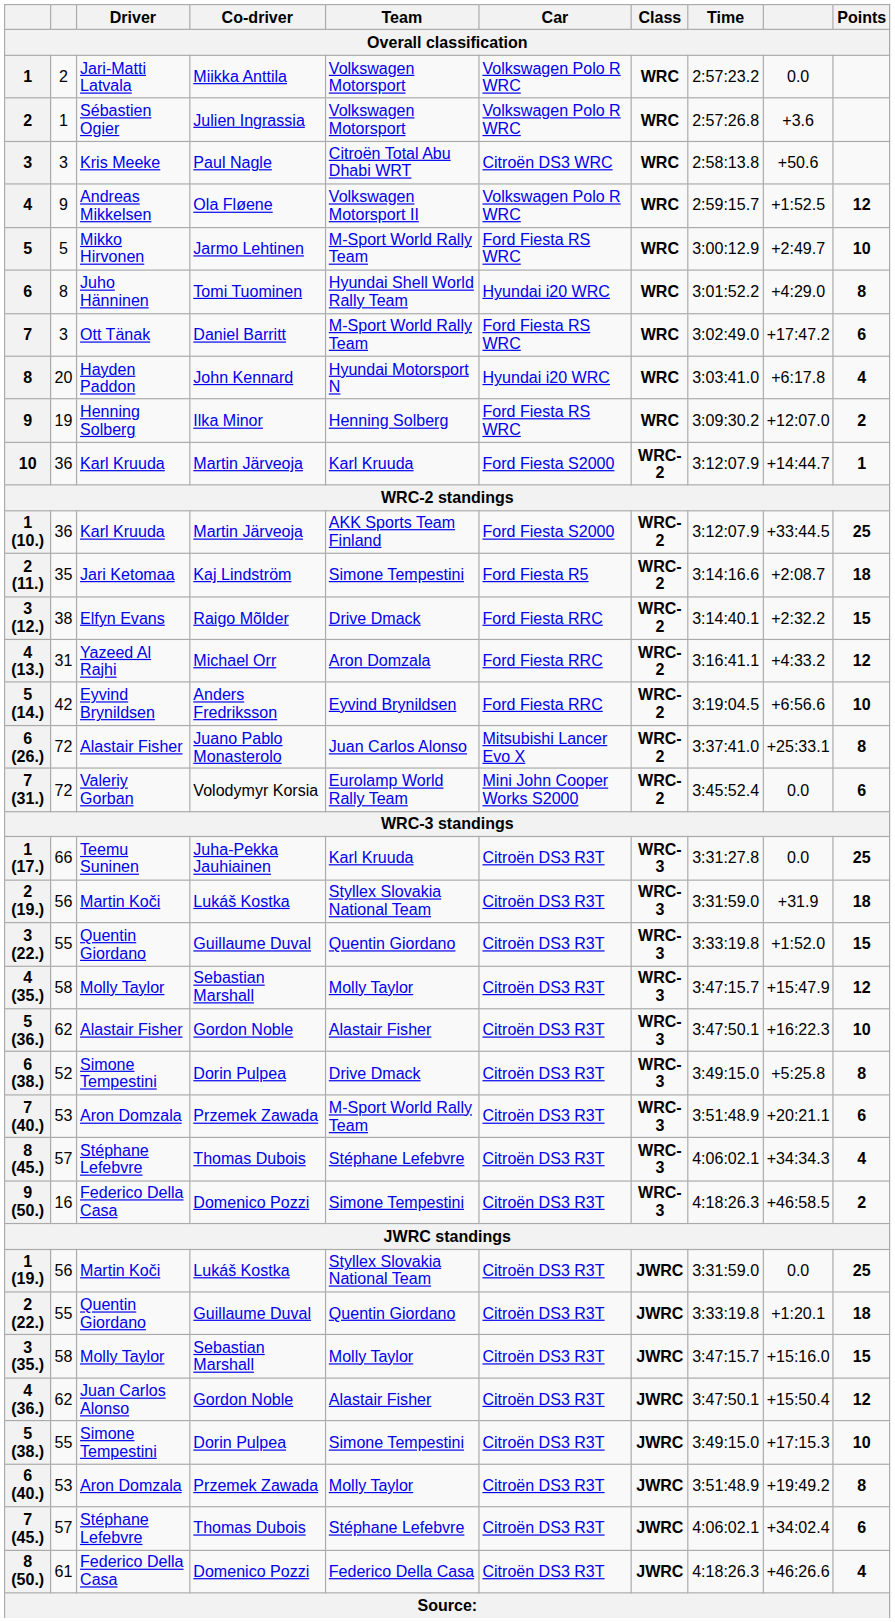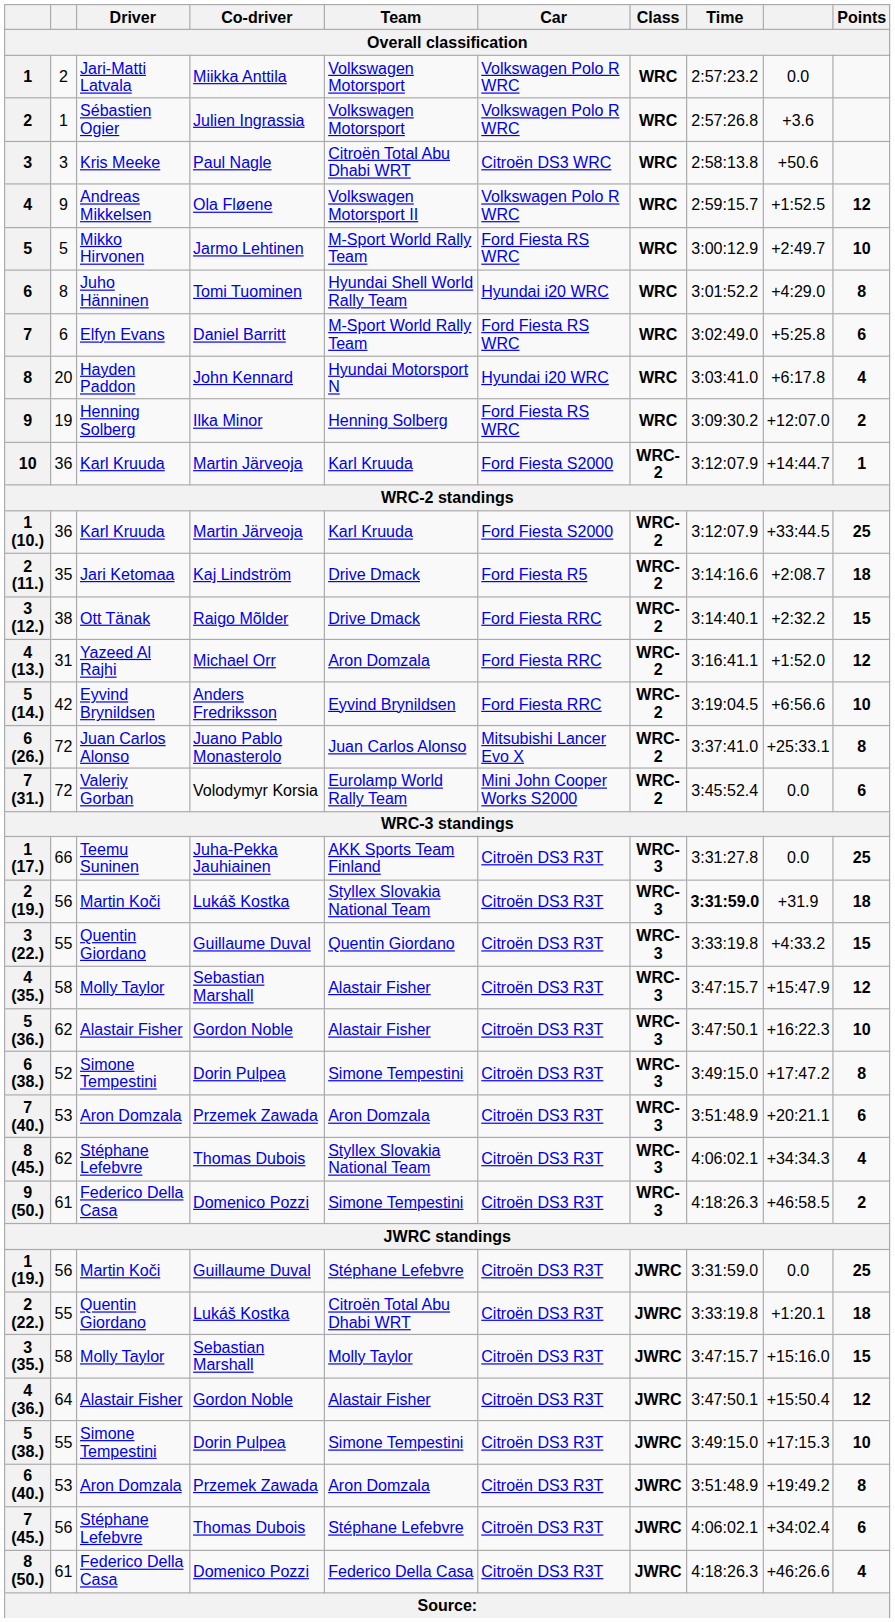(64, 334) 3 -> (63, 334) 6
(115, 334) Ott Tänak -> (122, 334) Elfyn Evans
(798, 334) +17:47.2 -> (798, 334) +5:25.8
(392, 532) AKK Sports Team Finland -> (371, 532) Karl Kruuda
(396, 575) Simone Tempestini -> (374, 575) Drive Dmack
(122, 618) Elfyn Evans -> (115, 618) Ott Tänak
(798, 661) +4:33.2 -> (798, 661) +1:52.0
(131, 747) Alastair Fisher -> (123, 747) Juan Carlos Alonso
(371, 858) Karl Kruuda -> (391, 858) AKK Sports Team Finland
(726, 901) normal -> (725, 901) bold
(798, 944) +1:52.0 -> (798, 944) +4:33.2
(371, 987) Molly Taylor -> (379, 987) Alastair Fisher
(375, 1073) Drive Dmack -> (396, 1073) Simone Tempestini
(798, 1073) +5:25.8 -> (798, 1073) +17:47.2
(400, 1116) M-Sport World Rally Team -> (379, 1116) Aron Domzala
(64, 1159) 57 -> (63, 1159) 62
(397, 1159) Stéphane Lefebvre -> (384, 1159) Styllex Slovakia National Team
(64, 1202) 16 -> (63, 1202) 61
(242, 1270) Lukáš Kostka -> (252, 1270) Guillaume Duval
(385, 1270) Styllex Slovakia National Team -> (396, 1270) Stéphane Lefebvre
(252, 1313) Guillaume Duval -> (241, 1313) Lukáš Kostka
(392, 1313) Quentin Giordano -> (389, 1313) Citroën Total Abu Dhabi WRT
(64, 1399) 62 -> (63, 1399) 64
(123, 1399) Juan Carlos Alonso -> (131, 1399) Alastair Fisher
(371, 1485) Molly Taylor -> (379, 1485) Aron Domzala
(64, 1528) 57 -> (63, 1528) 56
